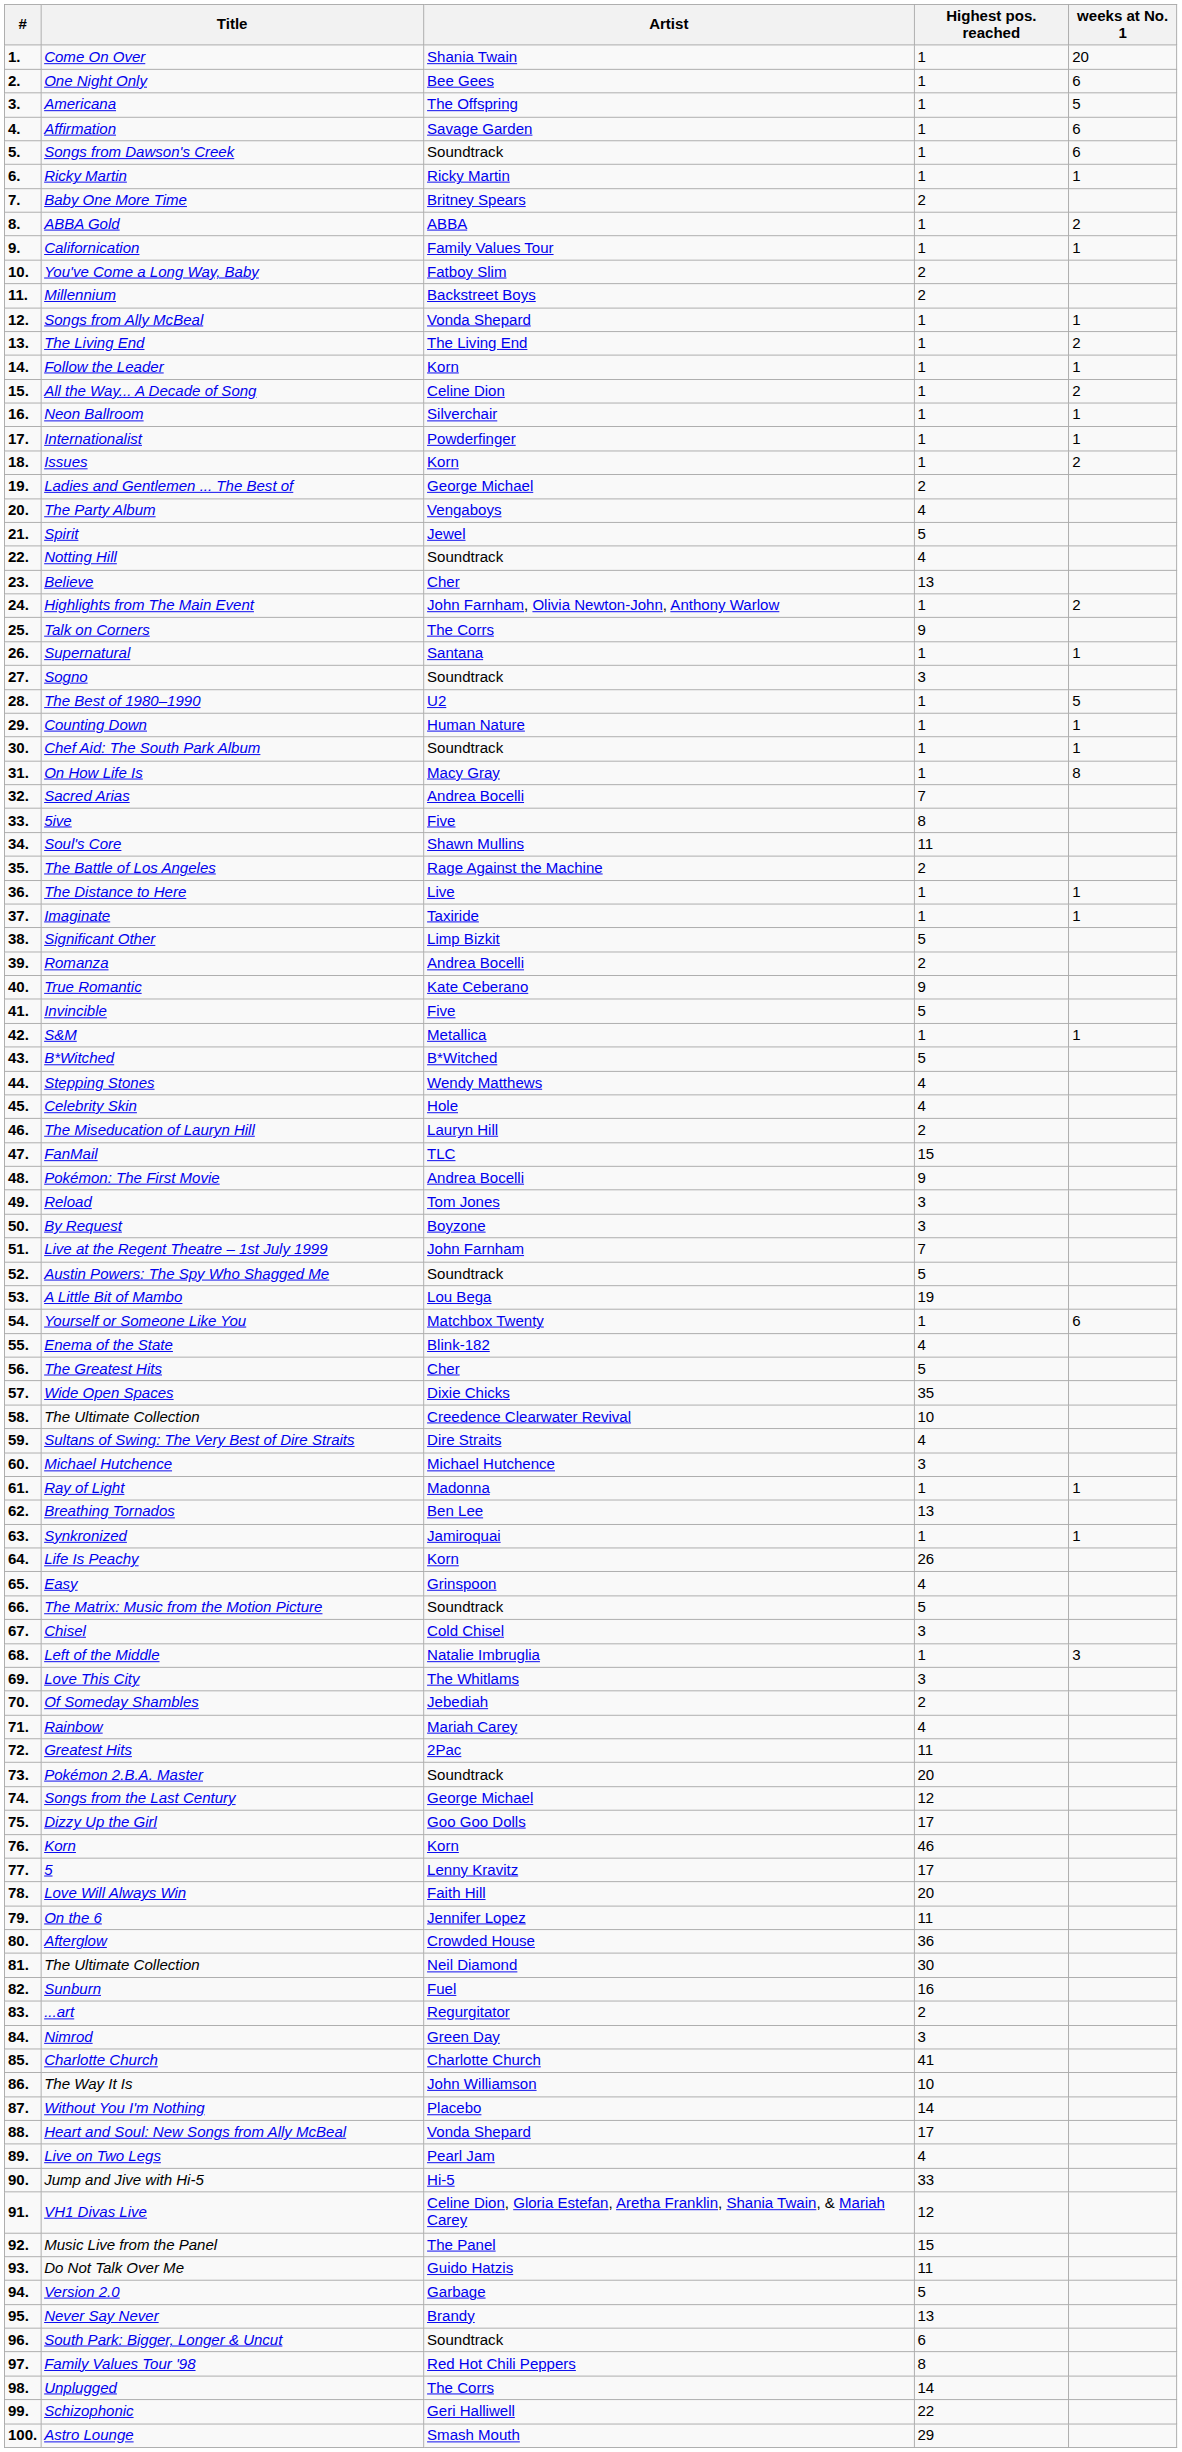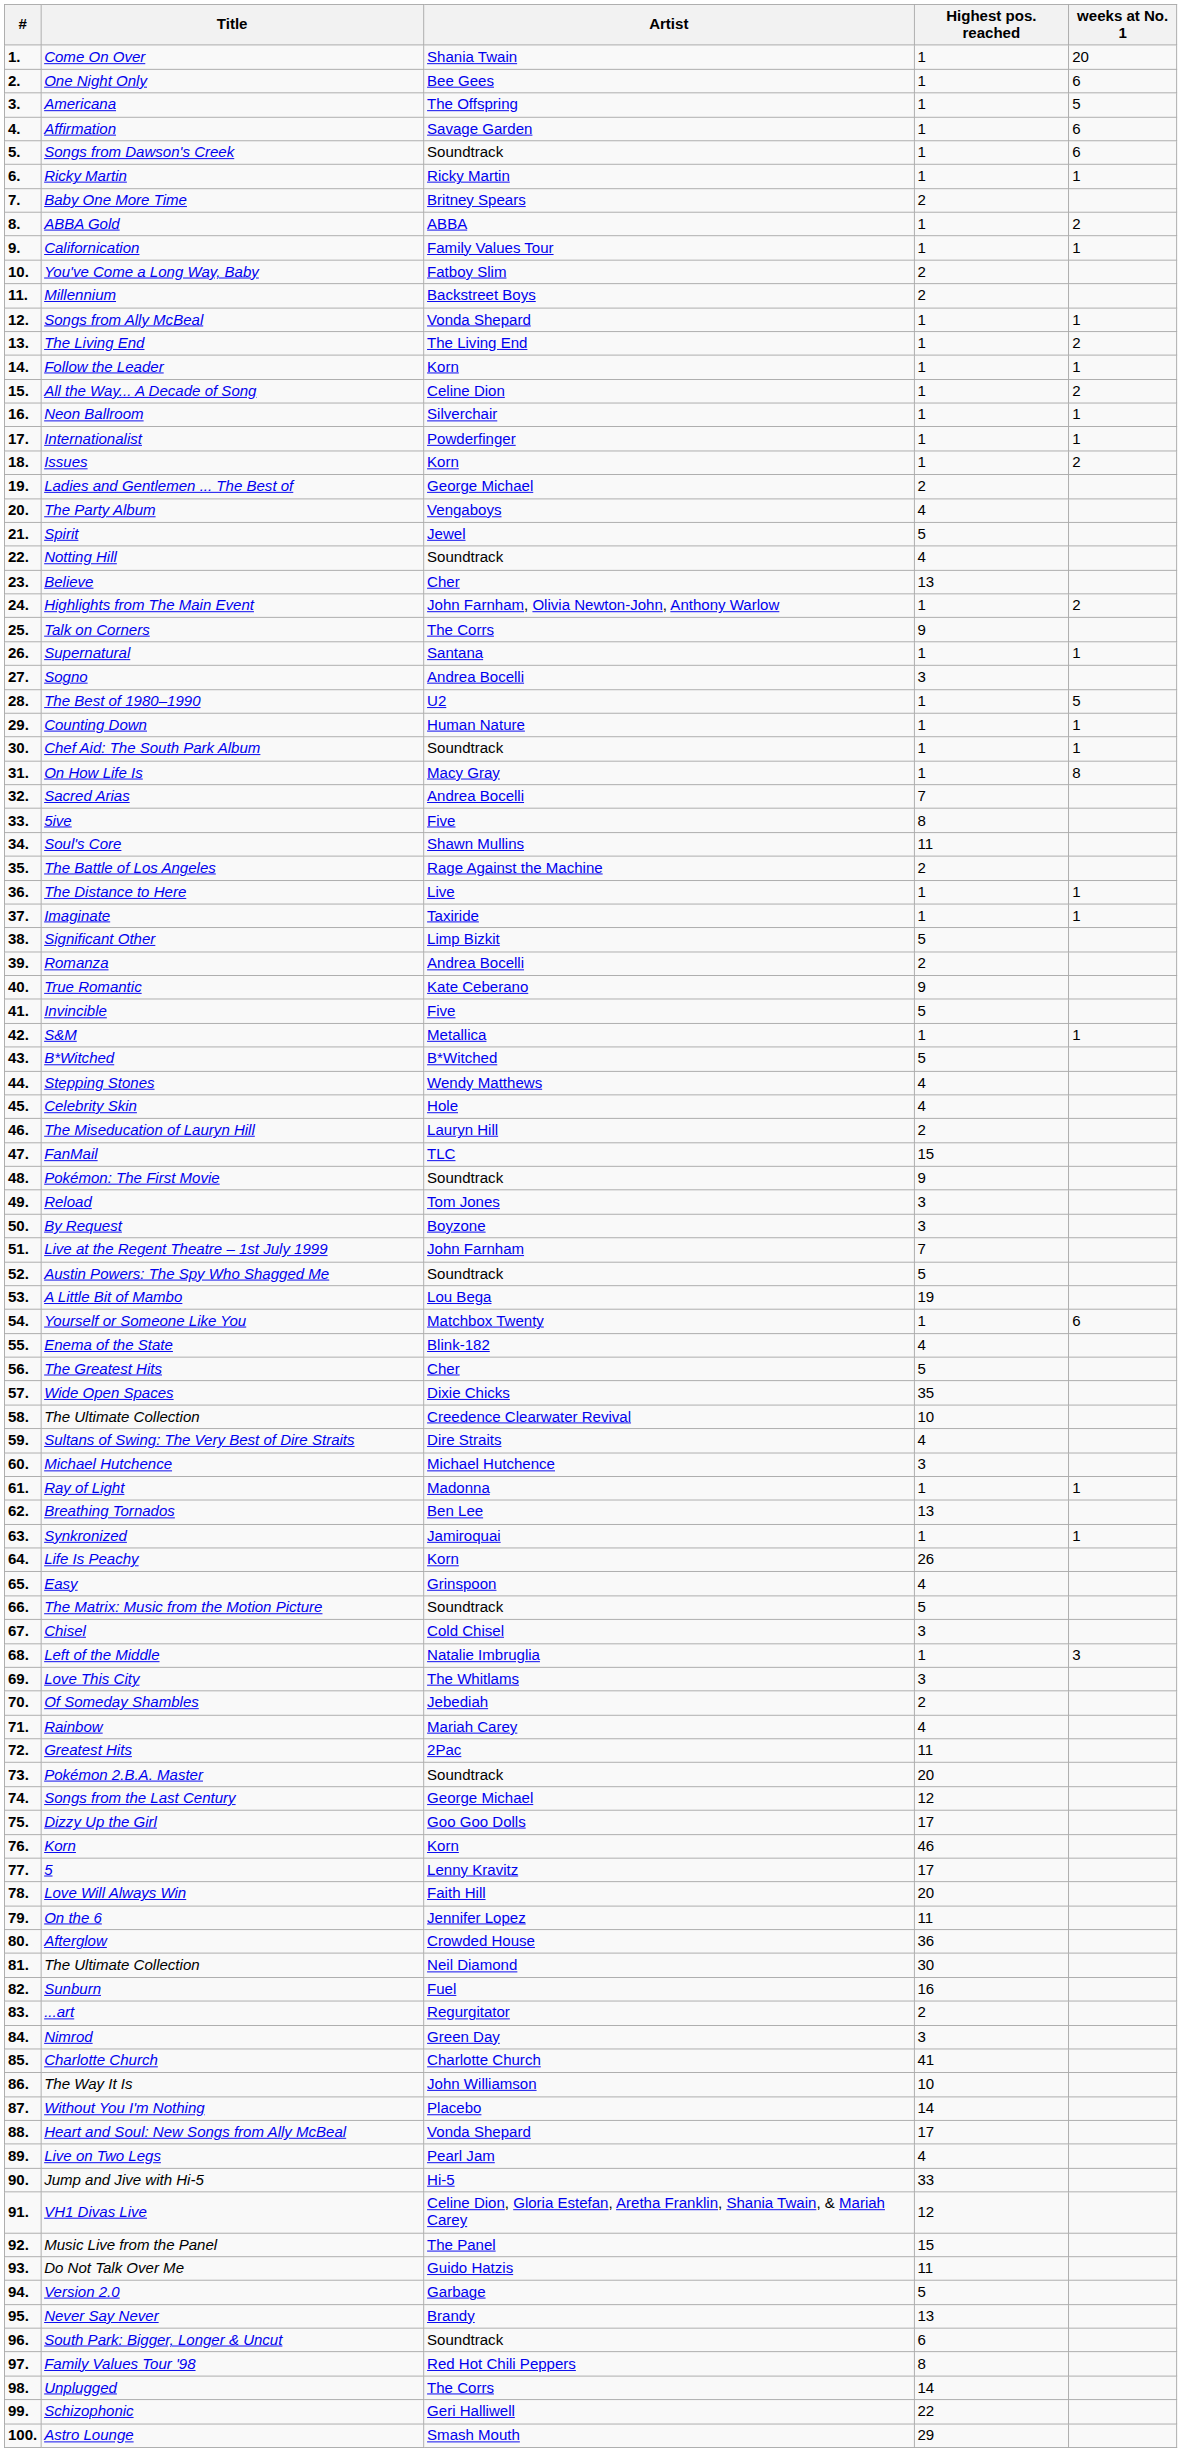(465, 677) Soundtrack -> (476, 677) Andrea Bocelli
(476, 1178) Andrea Bocelli -> (465, 1178) Soundtrack
